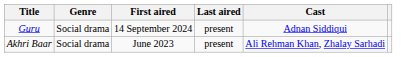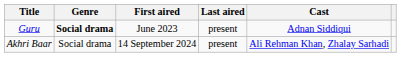(83, 28) normal -> (85, 28) bold
(153, 28) 14 September 2024 -> (157, 28) June 2023
(153, 44) June 2023 -> (157, 44) 14 September 2024
